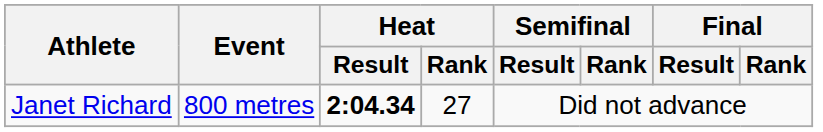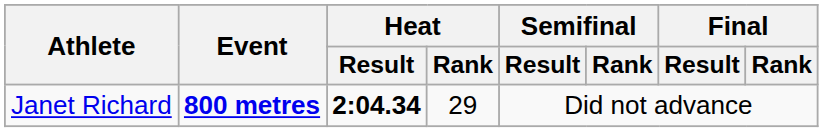(249, 106) normal -> (252, 106) bold
(457, 106) 27 -> (463, 106) 29
